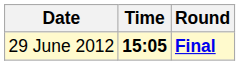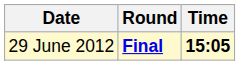columns swapped: (145, 18) <-> (203, 18)
